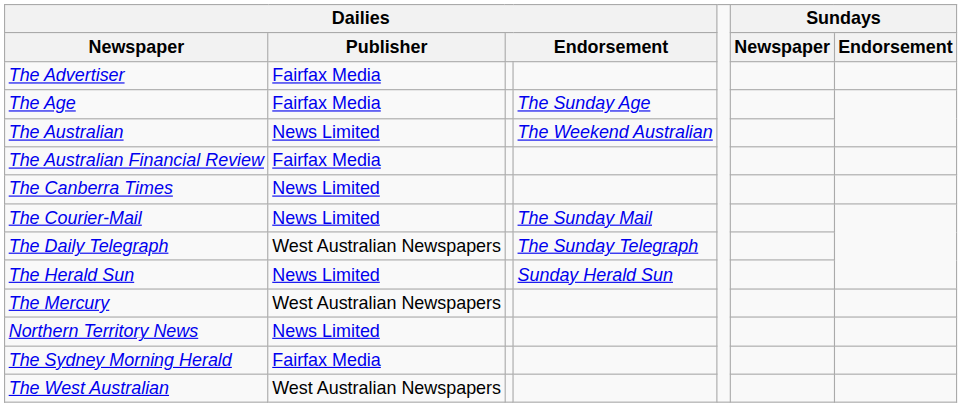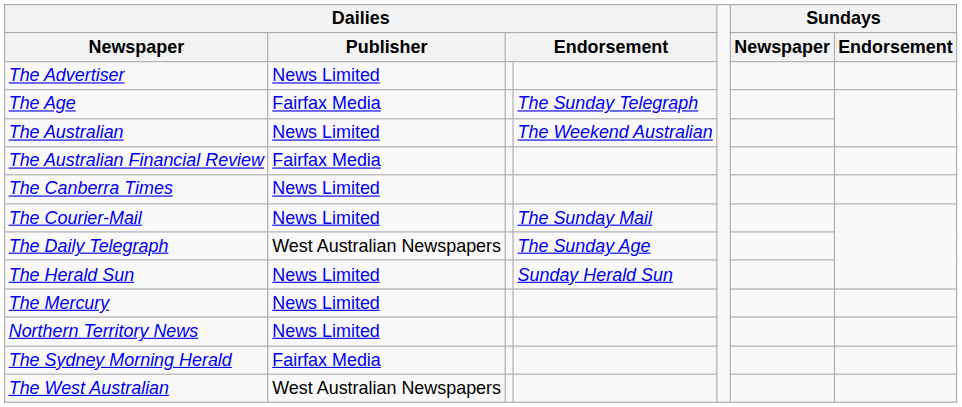(327, 75) Fairfax Media -> (326, 75) News Limited
(584, 103) The Sunday Age -> (608, 103) The Sunday Telegraph
(608, 246) The Sunday Telegraph -> (584, 246) The Sunday Age
(387, 302) West Australian Newspapers -> (326, 302) News Limited
